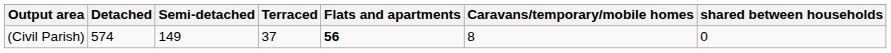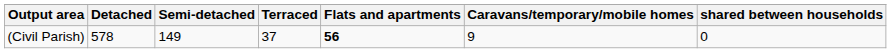(102, 36) 574 -> (102, 36) 578
(471, 36) 8 -> (471, 36) 9
